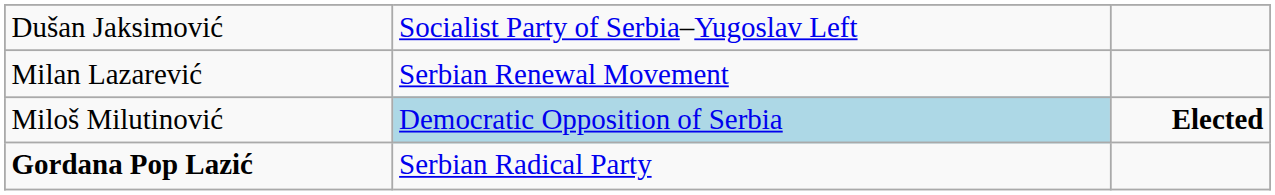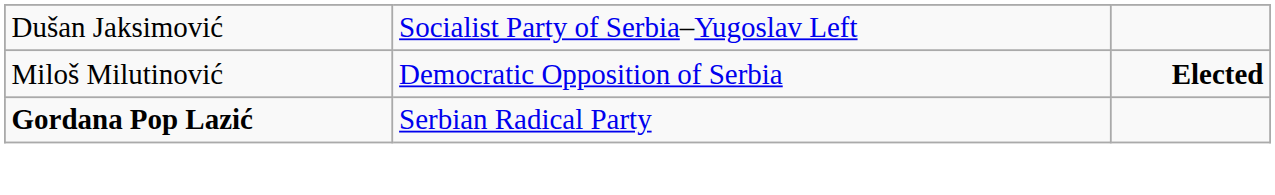- row: (107, 73)
(591, 119) lightblue background -> (591, 73) no background
